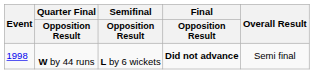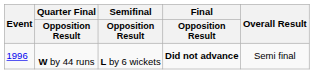(17, 57) 1998 -> (17, 57) 1996
